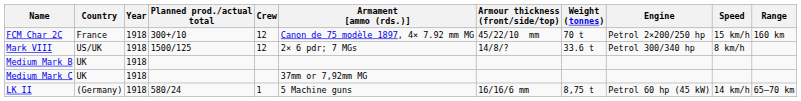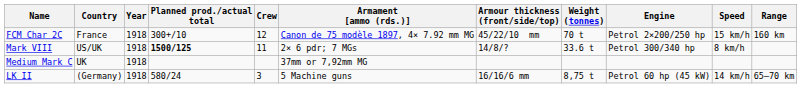(171, 49) normal -> (171, 49) bold
(262, 49) 12 -> (262, 49) 11
- row: (39, 62)
(259, 90) 1 -> (259, 76) 3
